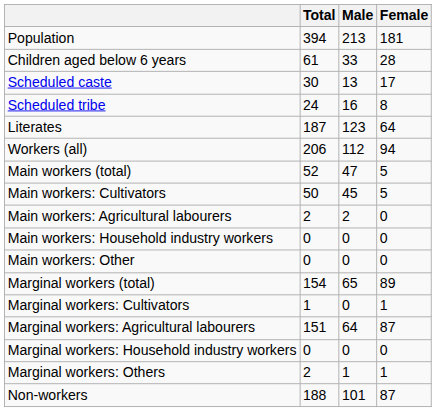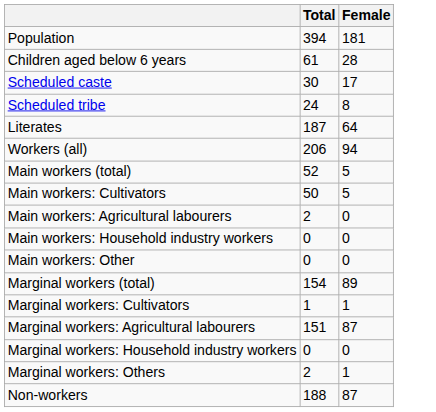- column: (358, 15)
